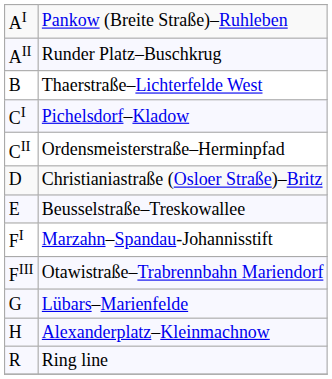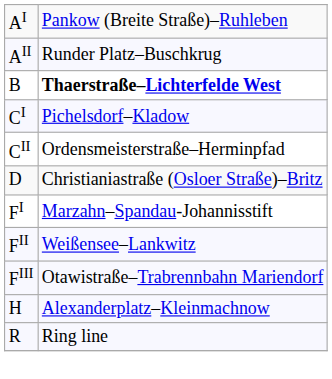(152, 85) normal -> (161, 85) bold
- row: (14, 208)
+ row: (19, 244)
- row: (15, 303)
